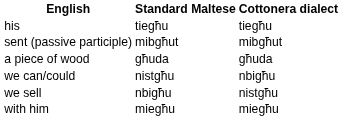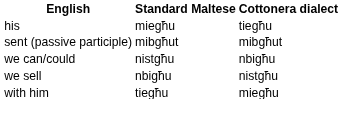(152, 25) tiegħu -> (155, 25) miegħu
- row: (47, 59)
(155, 109) miegħu -> (152, 92) tiegħu
